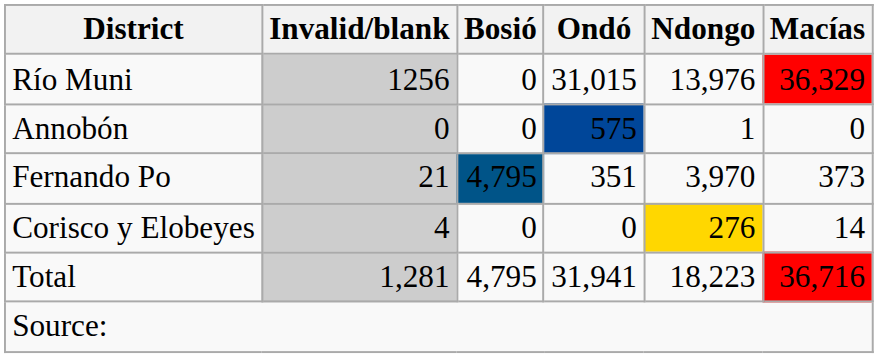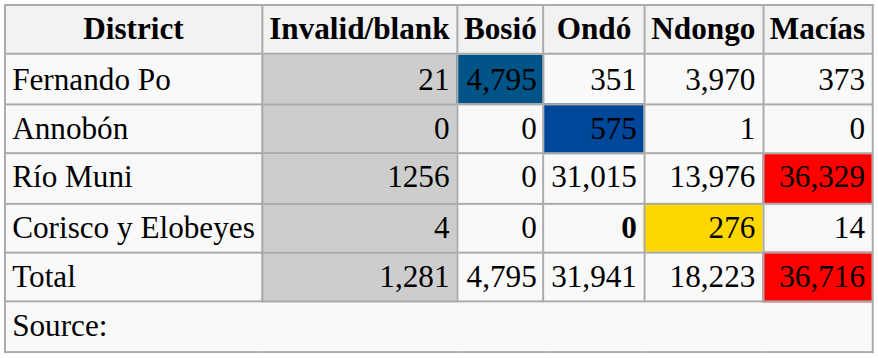rows swapped: (91, 177) <-> (72, 78)
(629, 227) normal -> (629, 227) bold
